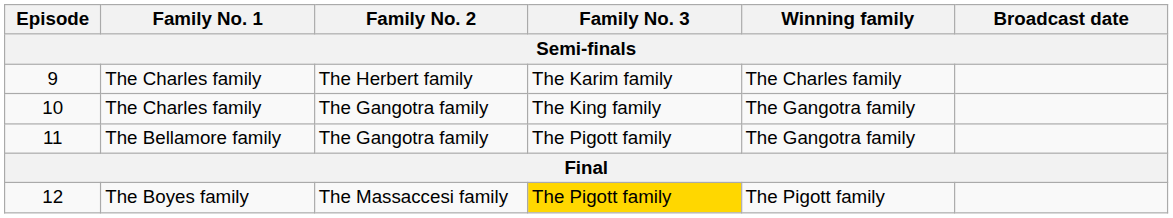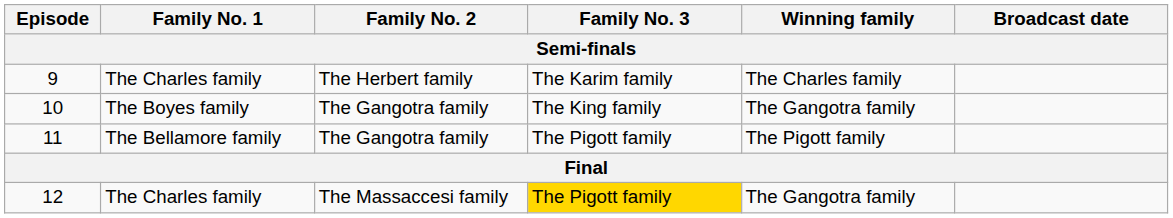(183, 108) The Charles family -> (177, 108) The Boyes family
(830, 138) The Gangotra family -> (815, 138) The Pigott family
(177, 197) The Boyes family -> (183, 197) The Charles family
(815, 197) The Pigott family -> (830, 197) The Gangotra family
